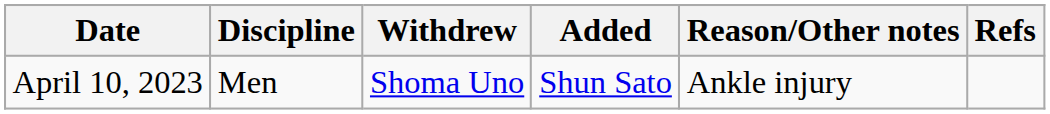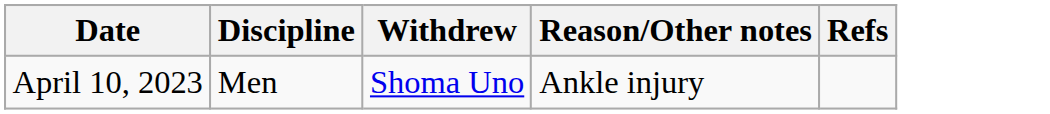- column: (606, 30)
